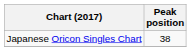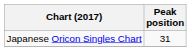(165, 38) 38 -> (165, 38) 31
